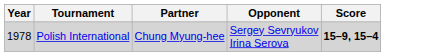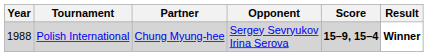+ column: (402, 13)
(19, 37) 1978 -> (19, 37) 1988
